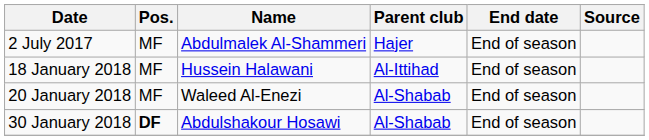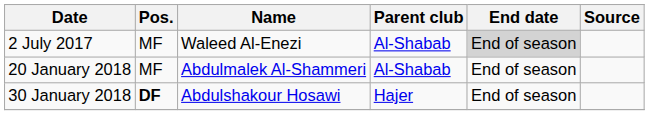(274, 43) Abdulmalek Al-Shammeri -> (241, 43) Waleed Al-Enezi
(393, 43) Hajer -> (412, 43) Al-Shabab
(524, 43) no background -> (524, 43) lightgrey background
- row: (70, 69)
(241, 95) Waleed Al-Enezi -> (274, 69) Abdulmalek Al-Shammeri
(412, 122) Al-Shabab -> (393, 95) Hajer
